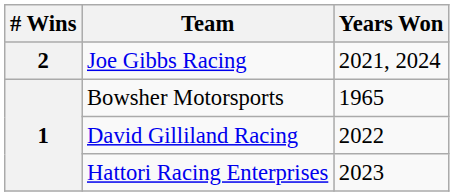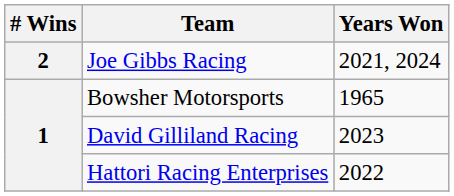(361, 135) 2022 -> (361, 135) 2023
(361, 172) 2023 -> (361, 172) 2022
